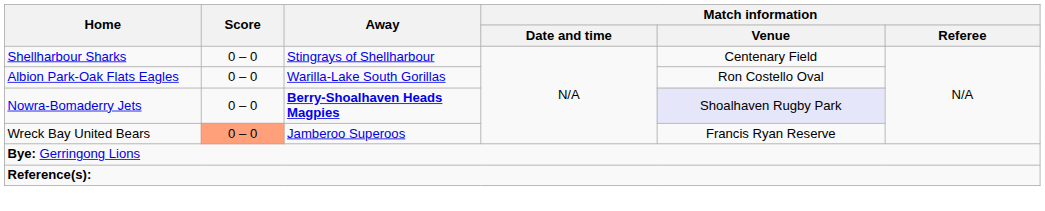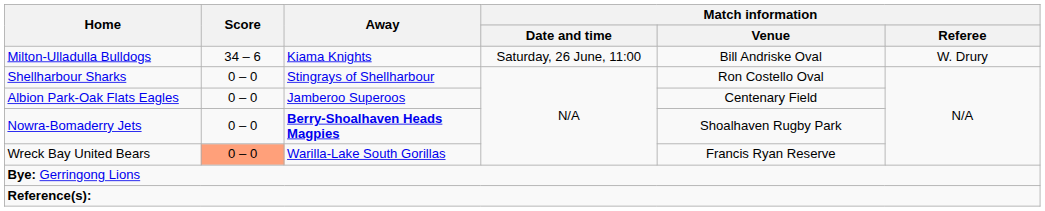+ row: (79, 56)
(771, 56) Centenary Field -> (771, 77) Ron Costello Oval
(366, 77) Warilla-Lake South Gorillas -> (346, 98) Jamberoo Superoos
(771, 77) Ron Costello Oval -> (771, 98) Centenary Field
(771, 105) lavender background -> (771, 126) no background
(346, 133) Jamberoo Superoos -> (366, 154) Warilla-Lake South Gorillas
